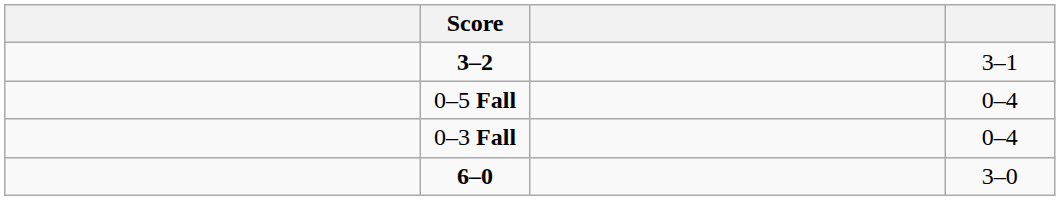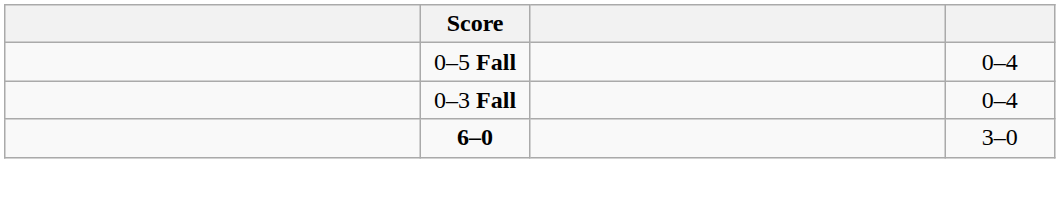- row: (475, 61)
